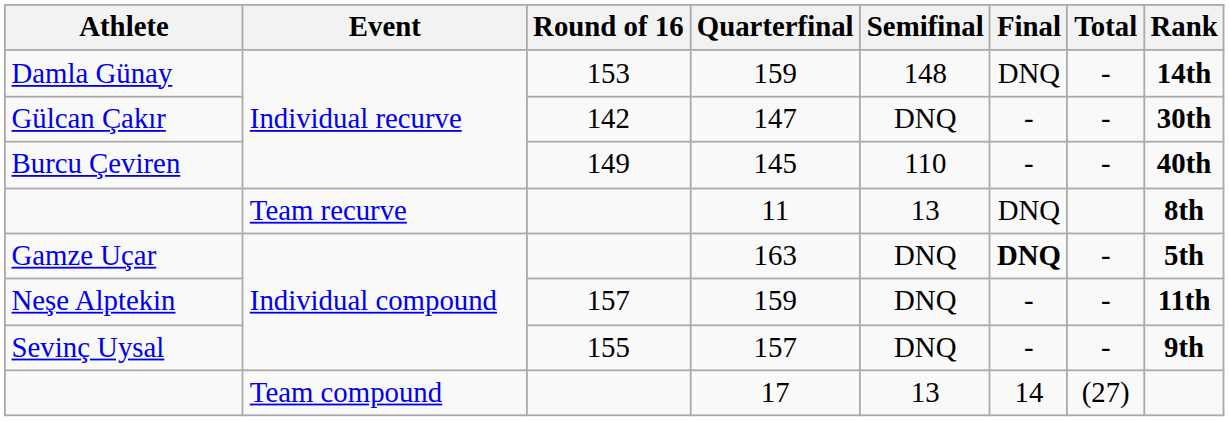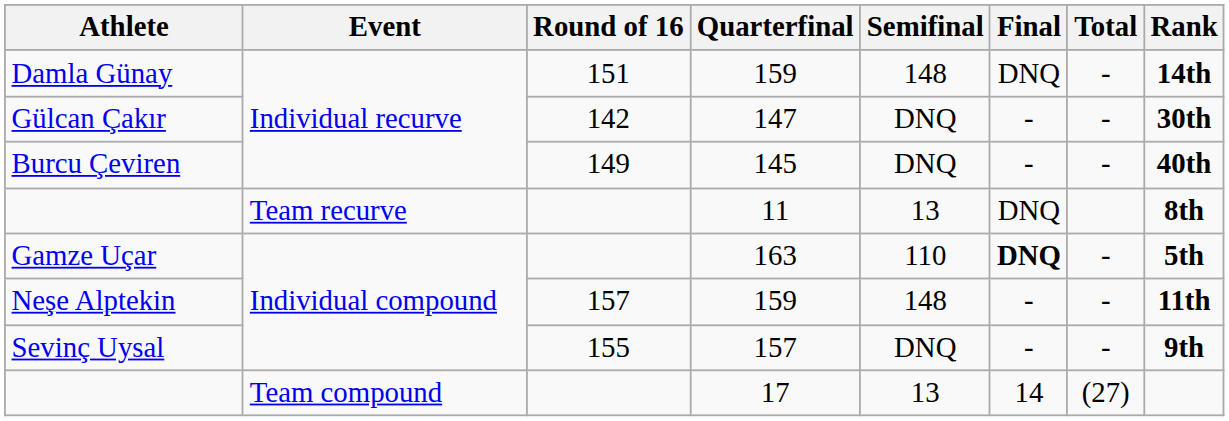(608, 73) 153 -> (608, 73) 151
(925, 164) 110 -> (925, 164) DNQ
(925, 255) DNQ -> (925, 255) 110
(925, 301) DNQ -> (925, 301) 148
